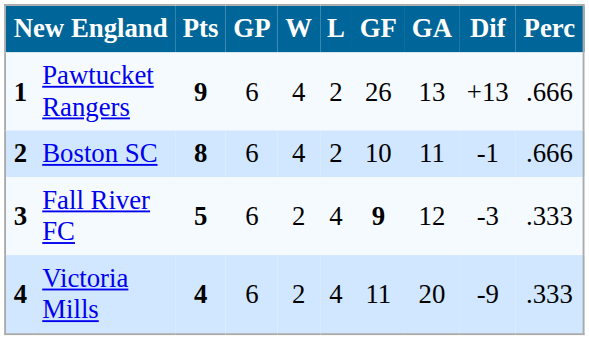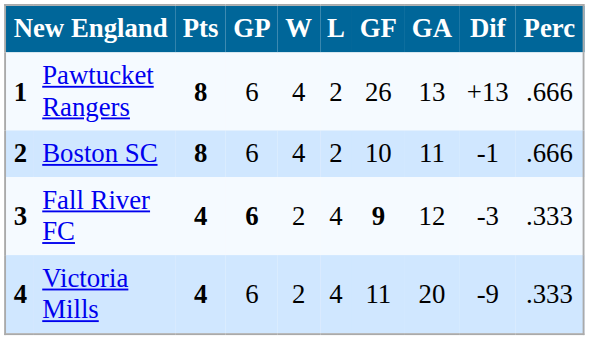(201, 90) 9 -> (201, 90) 8
(201, 215) 5 -> (201, 215) 4
(252, 215) normal -> (252, 215) bold
